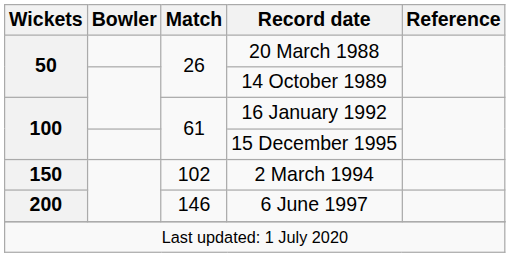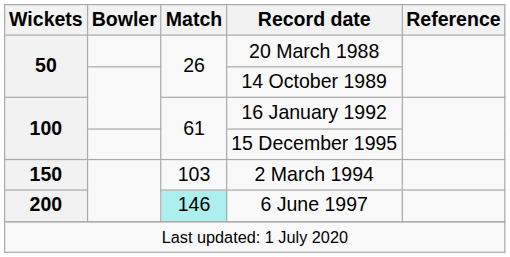(194, 174) 102 -> (194, 174) 103
(194, 205) no background -> (194, 205) paleturquoise background
